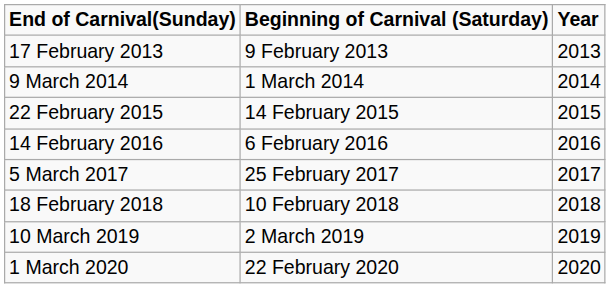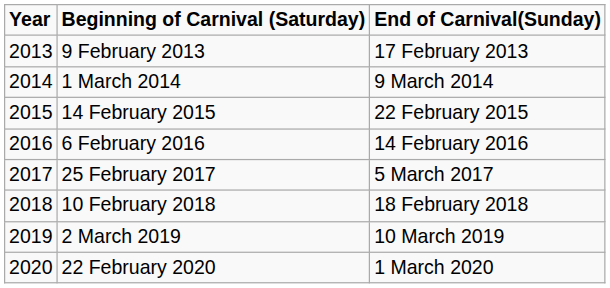columns swapped: (578, 19) <-> (122, 19)
